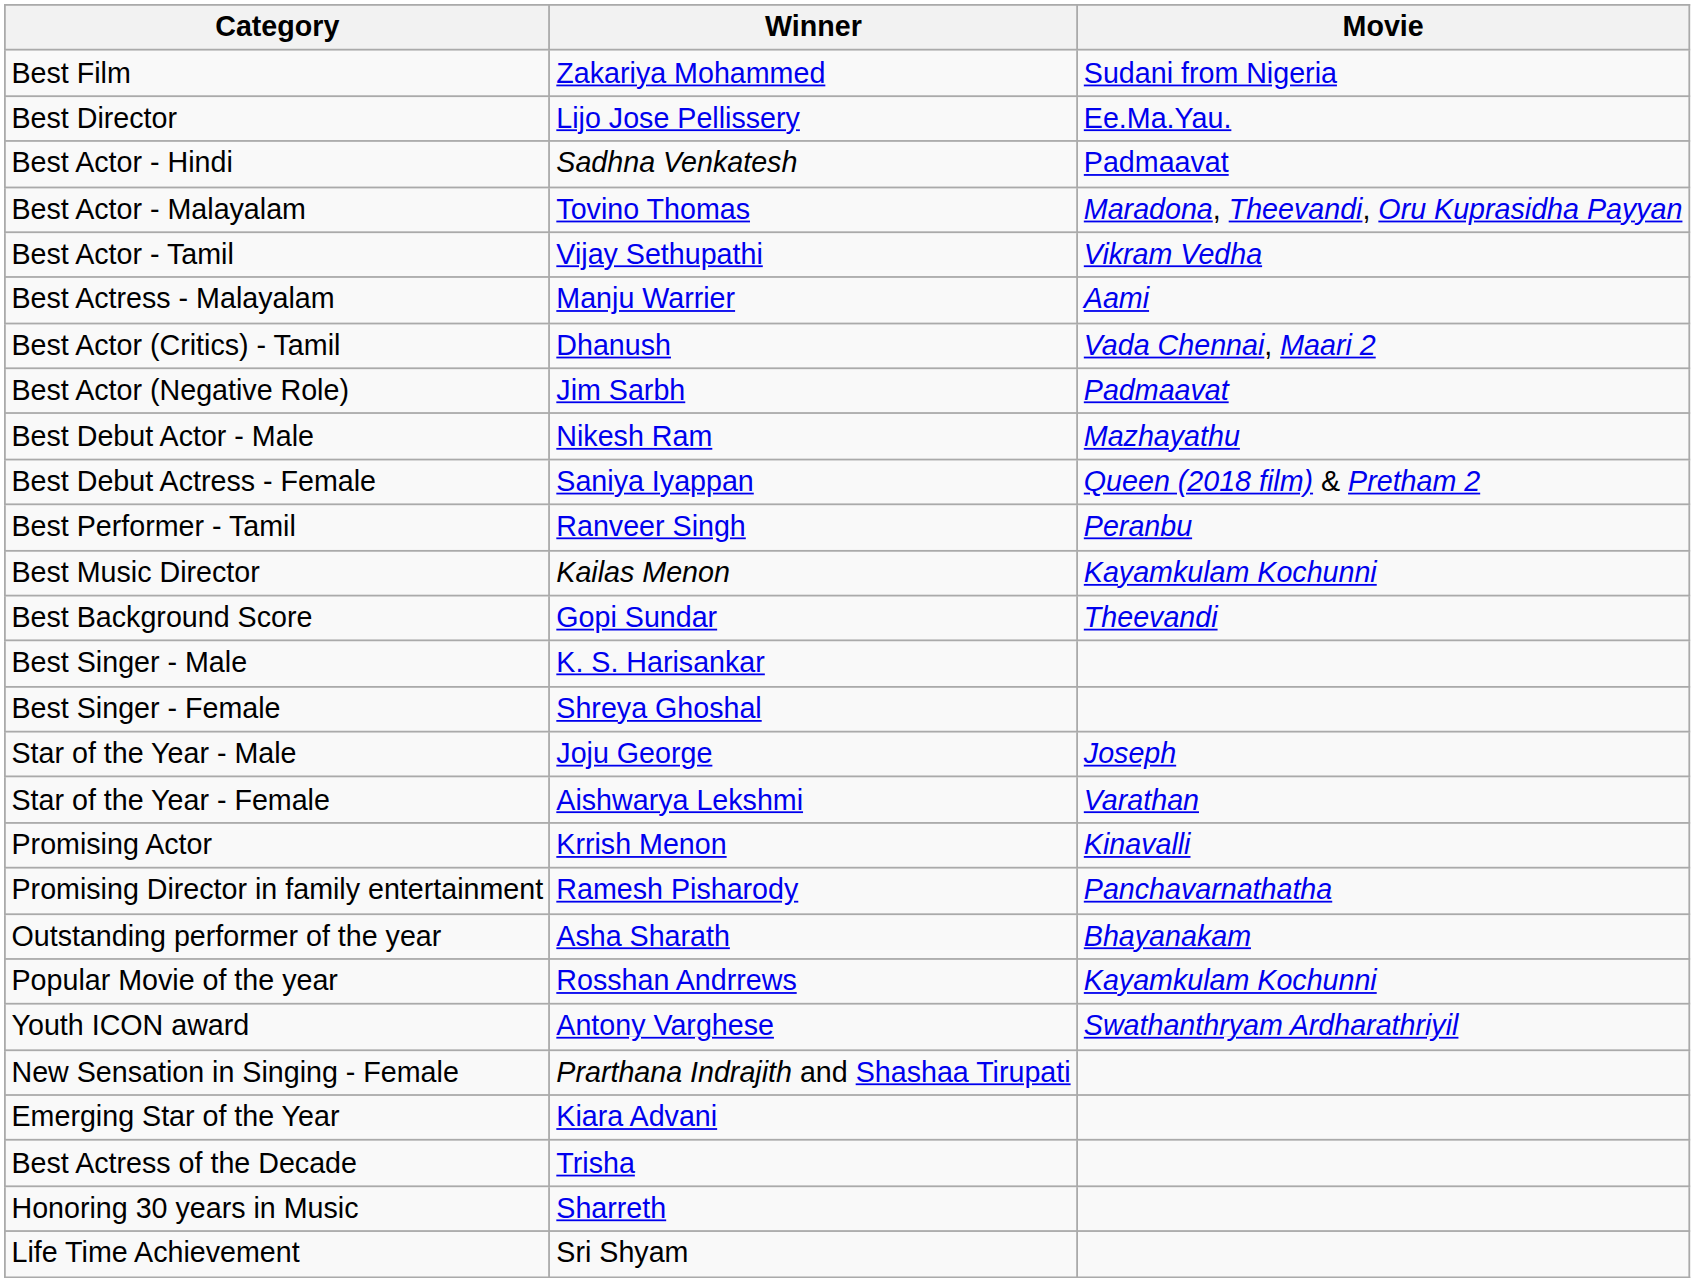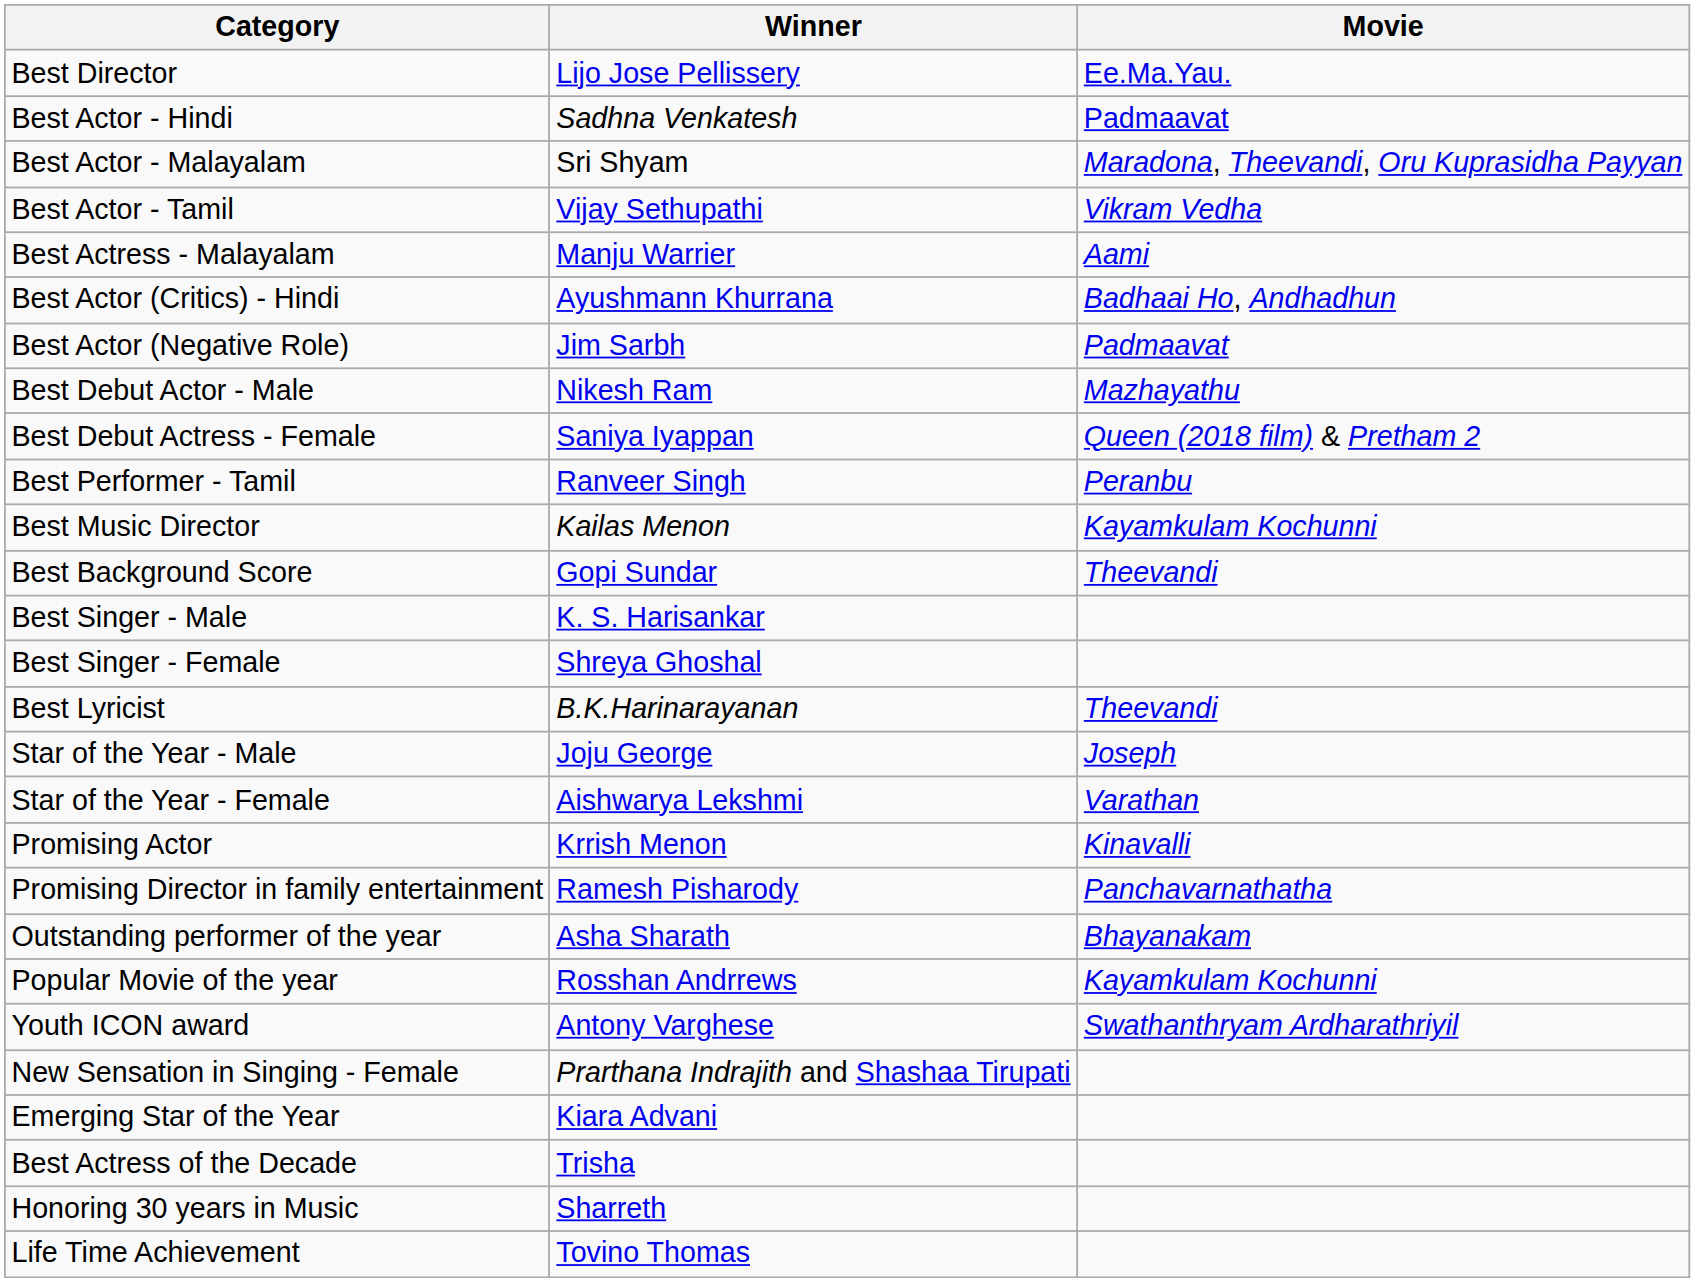- row: (71, 72)
(653, 208) Tovino Thomas -> (622, 163) Sri Shyam
- row: (176, 345)
+ row: (175, 299)
+ row: (88, 708)
(622, 1253) Sri Shyam -> (653, 1253) Tovino Thomas
